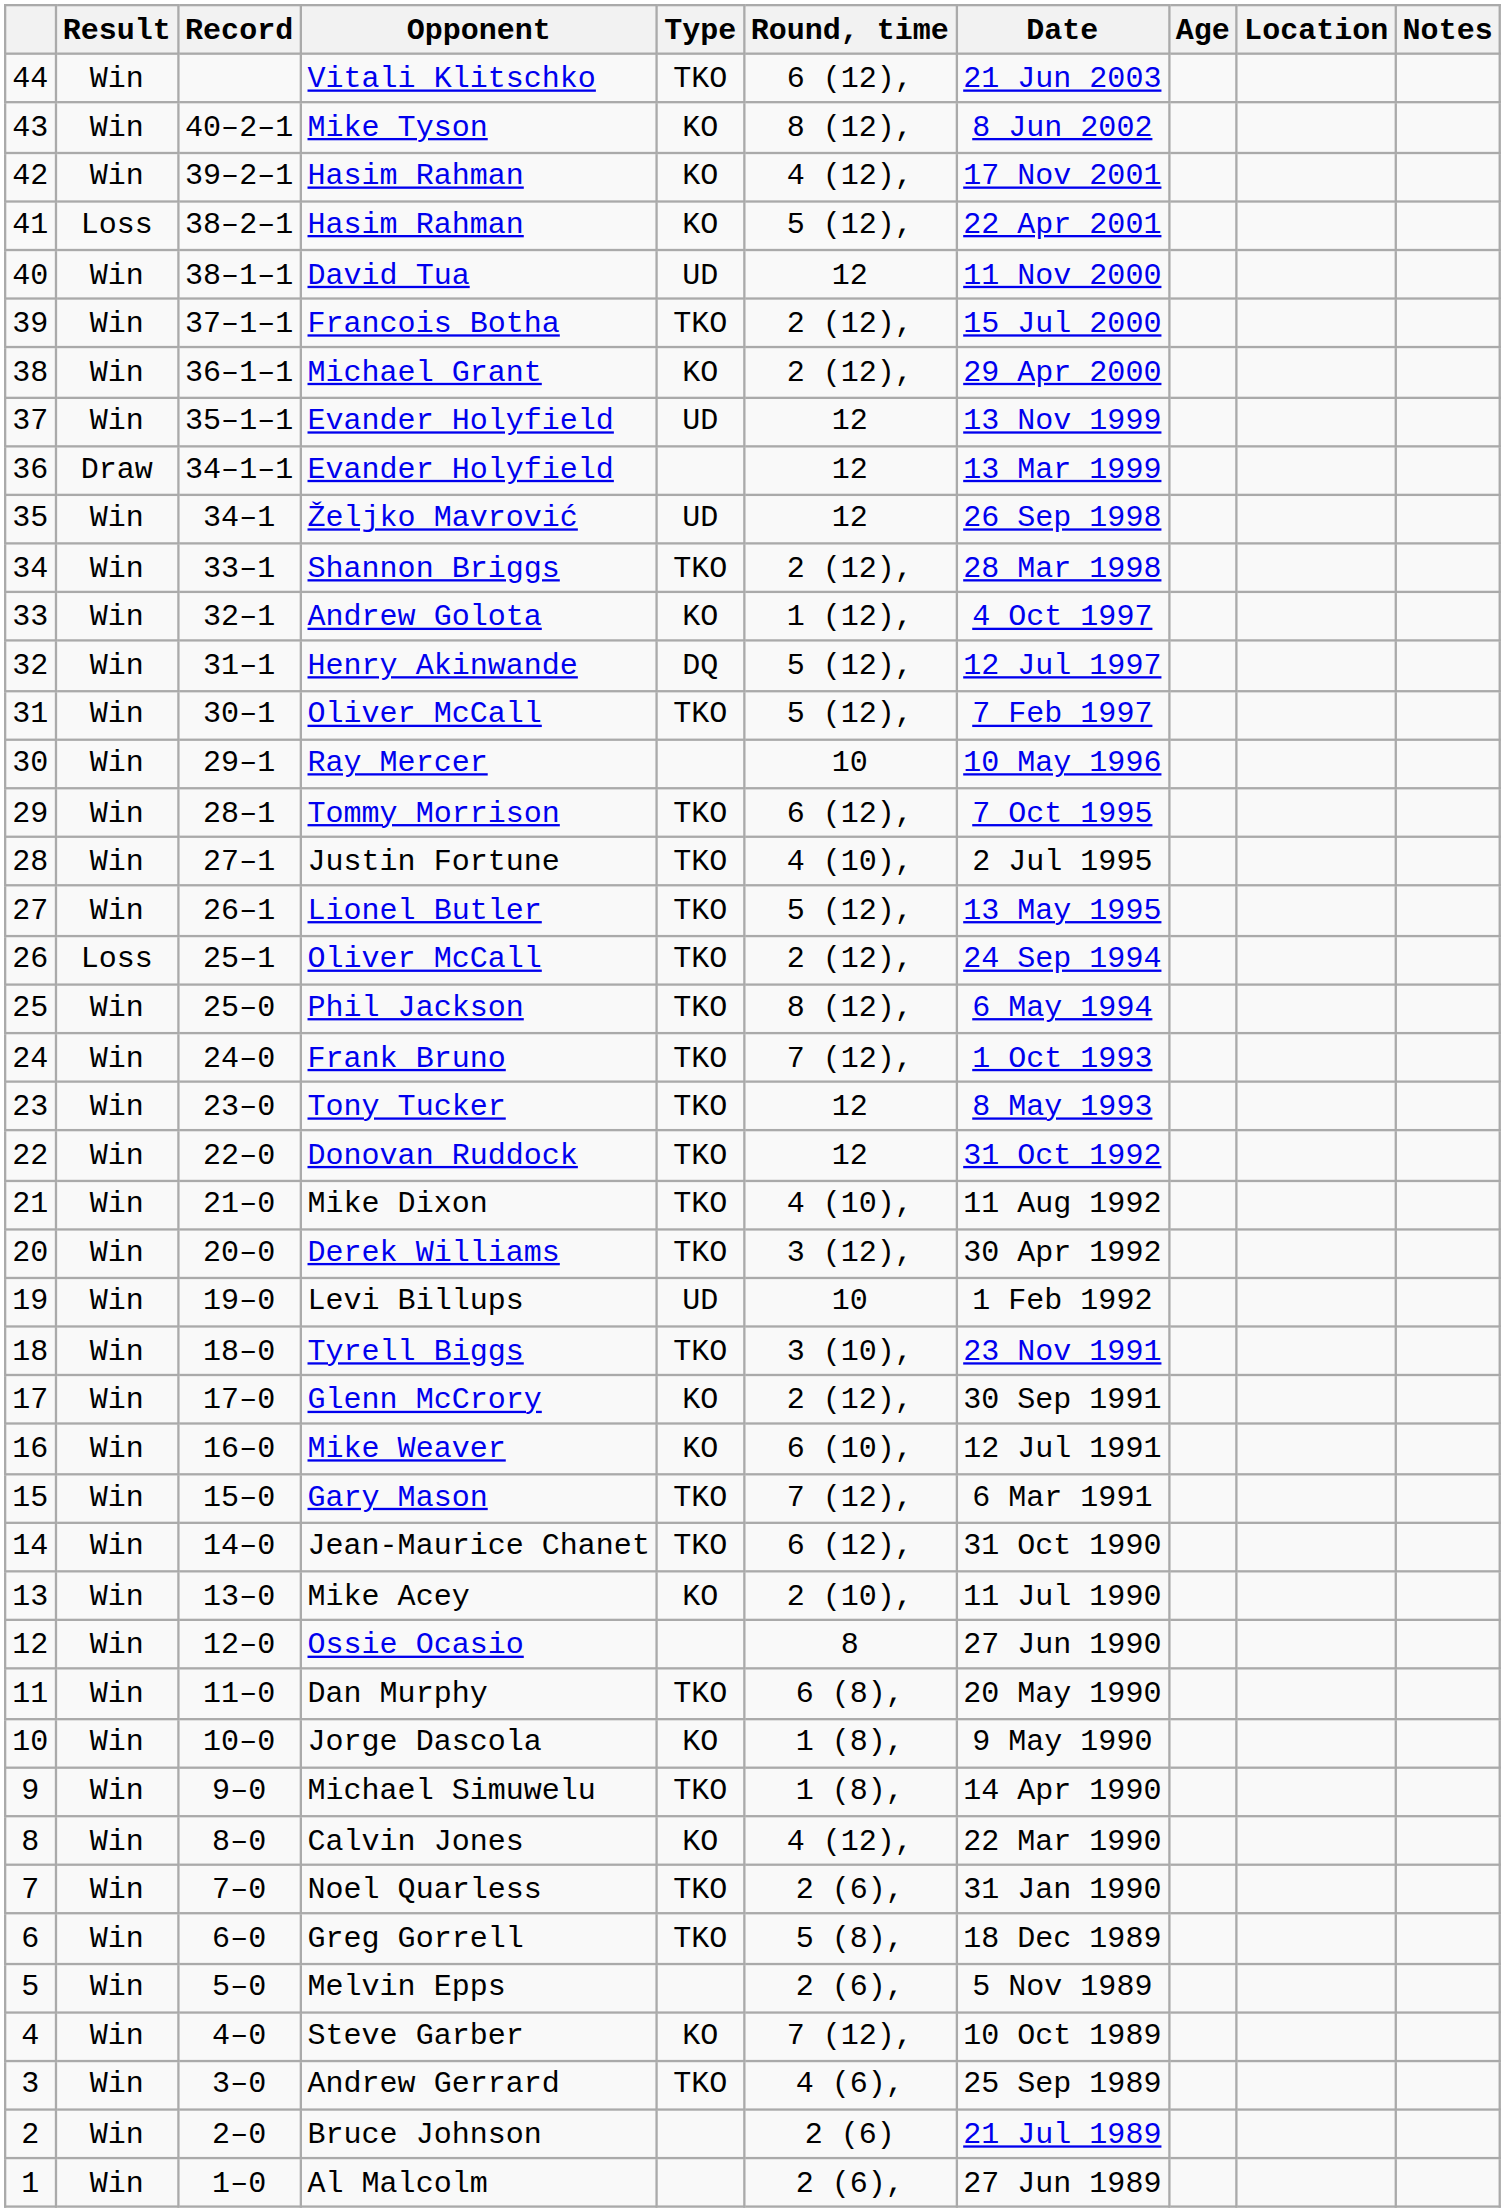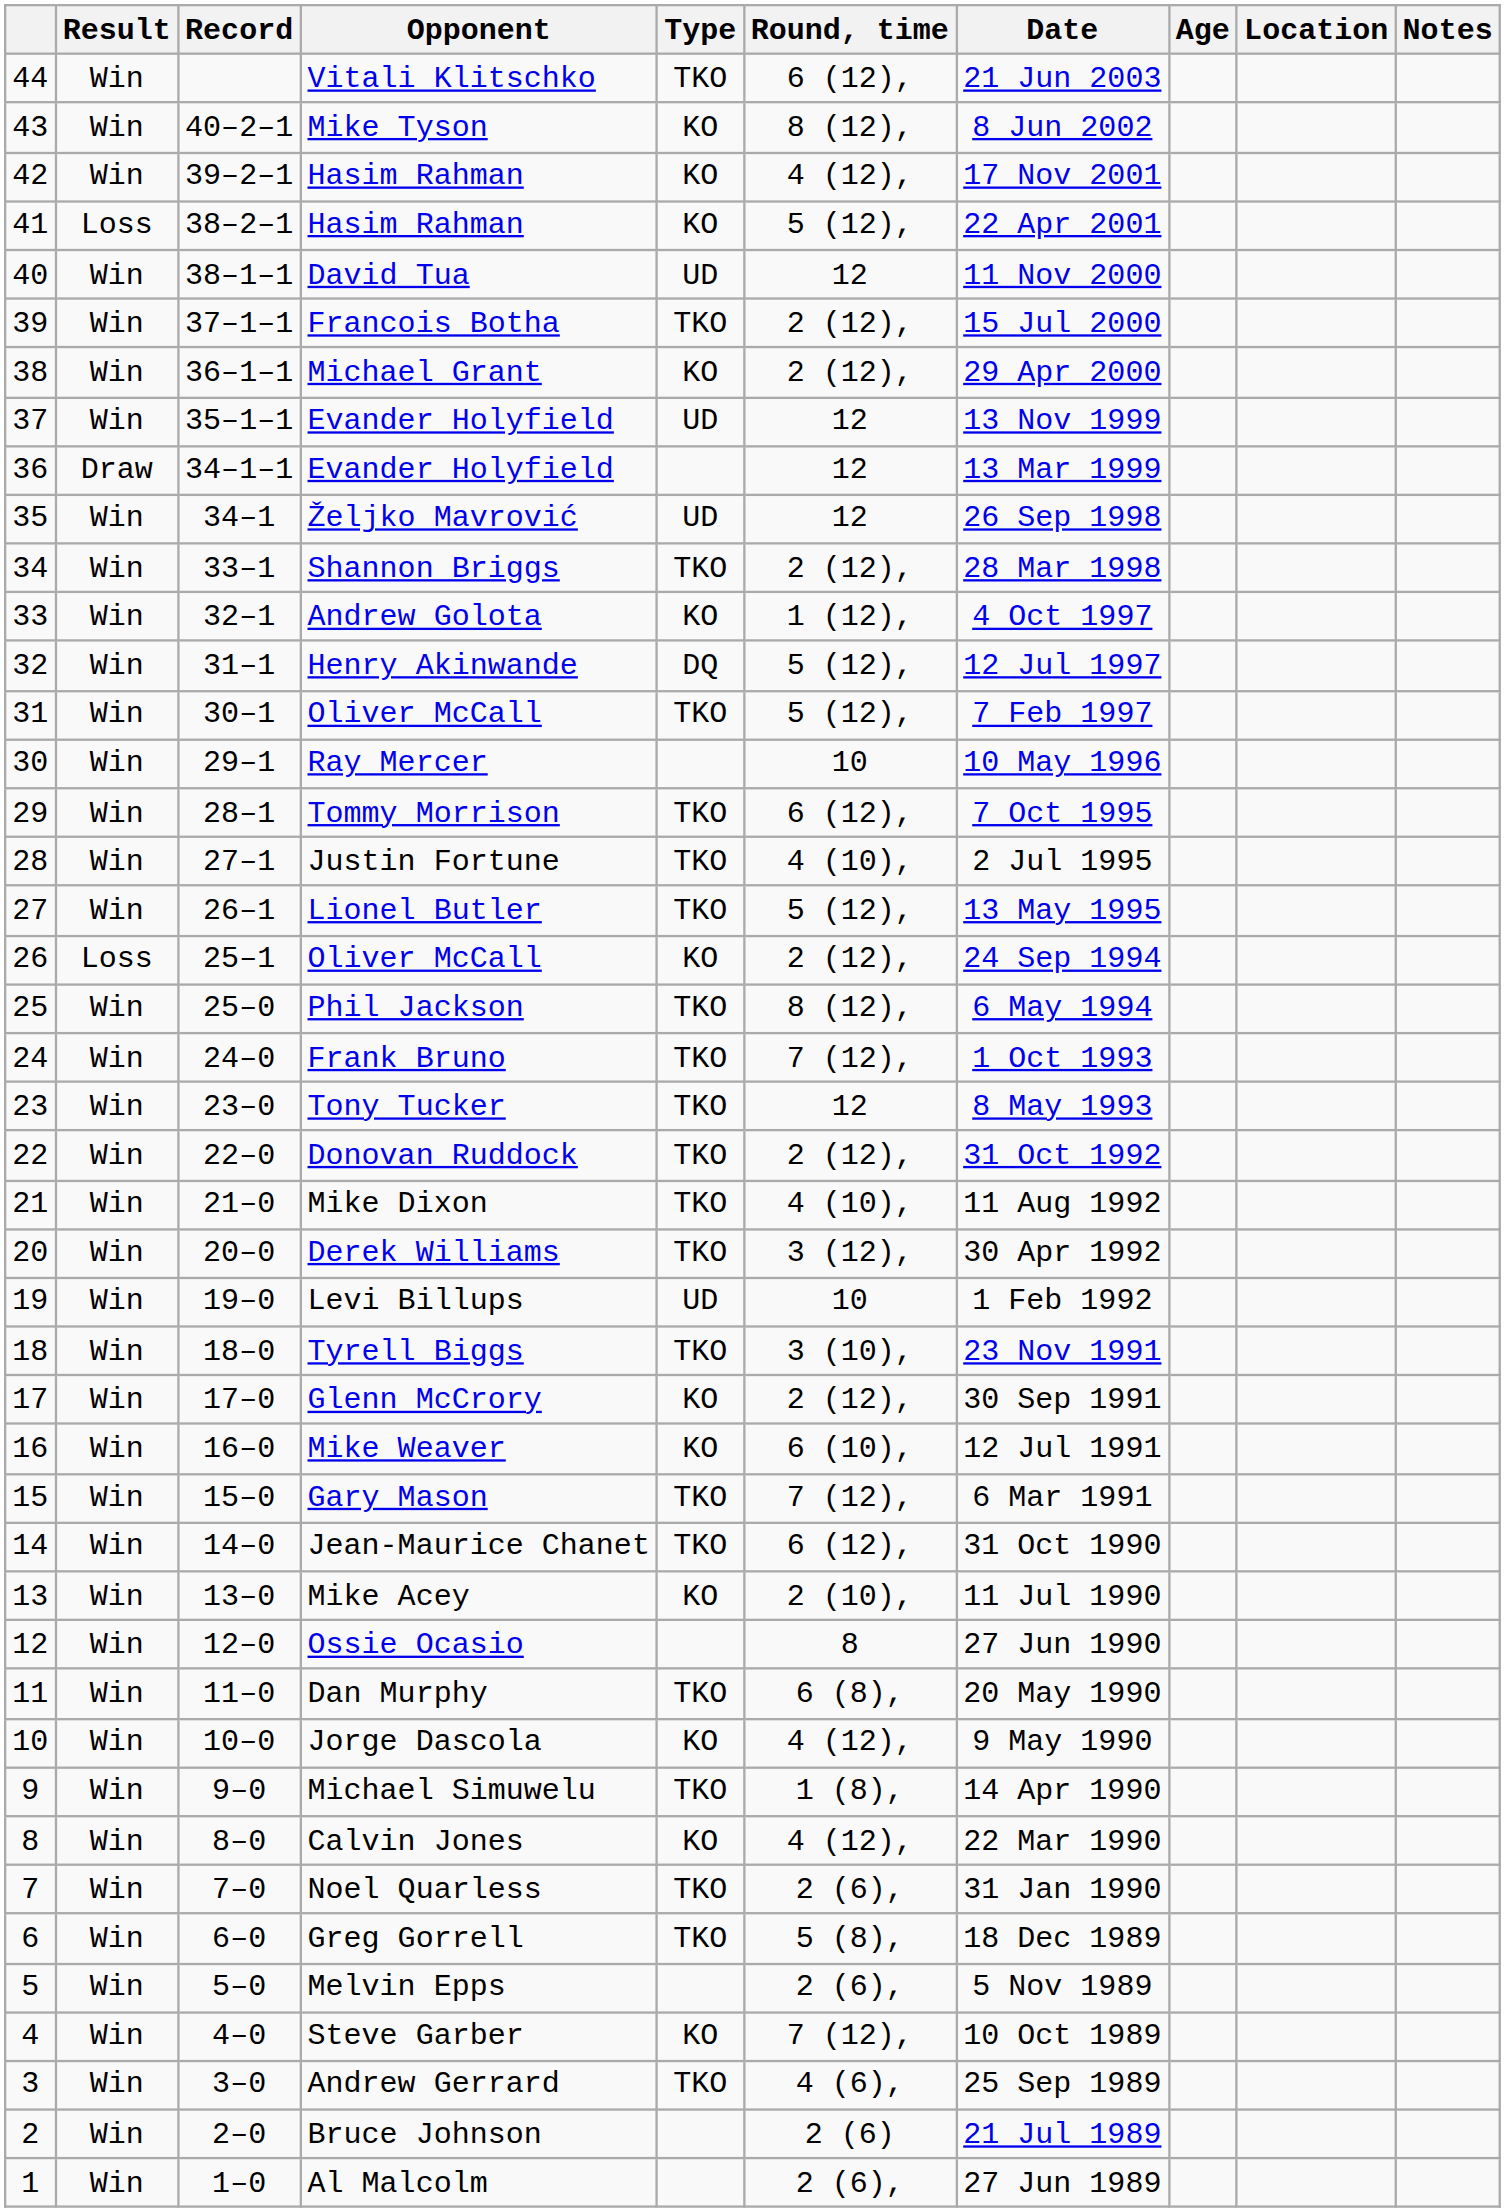(700, 960) TKO -> (700, 960) KO
(850, 1155) 12 -> (850, 1155) 2 (12),
(850, 1743) 1 (8), -> (850, 1743) 4 (12),
